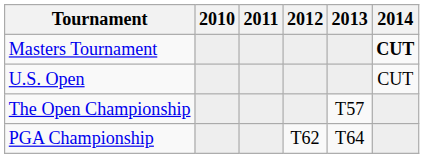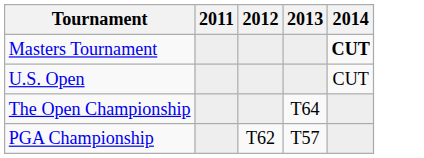- column: (217, 19)
(350, 109) T57 -> (305, 109) T64
(350, 138) T64 -> (305, 138) T57
